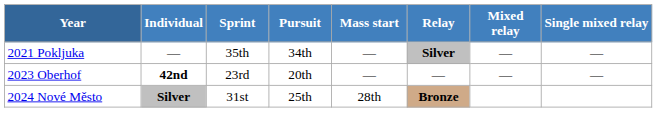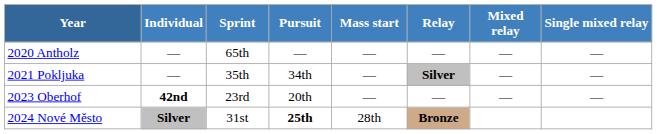+ row: (43, 53)
(300, 96) normal -> (300, 118) bold
